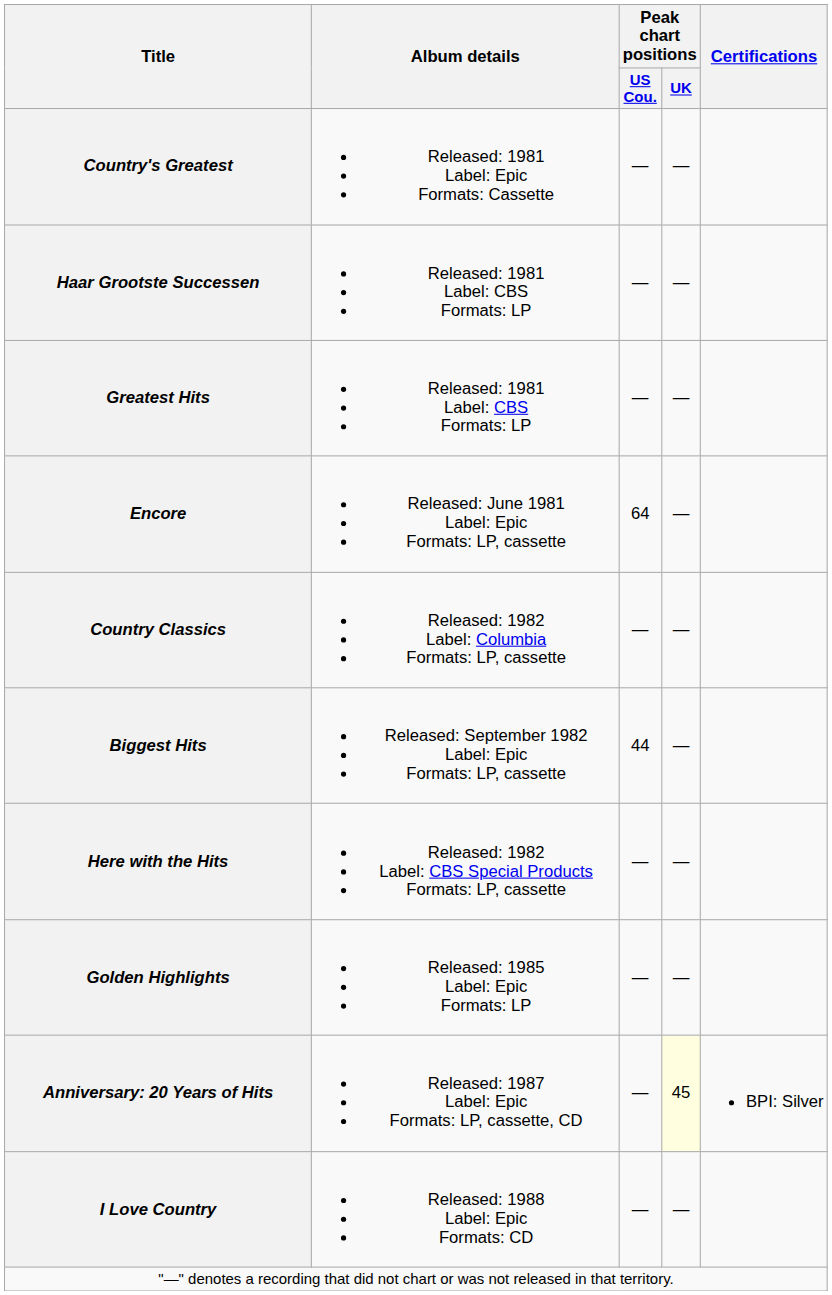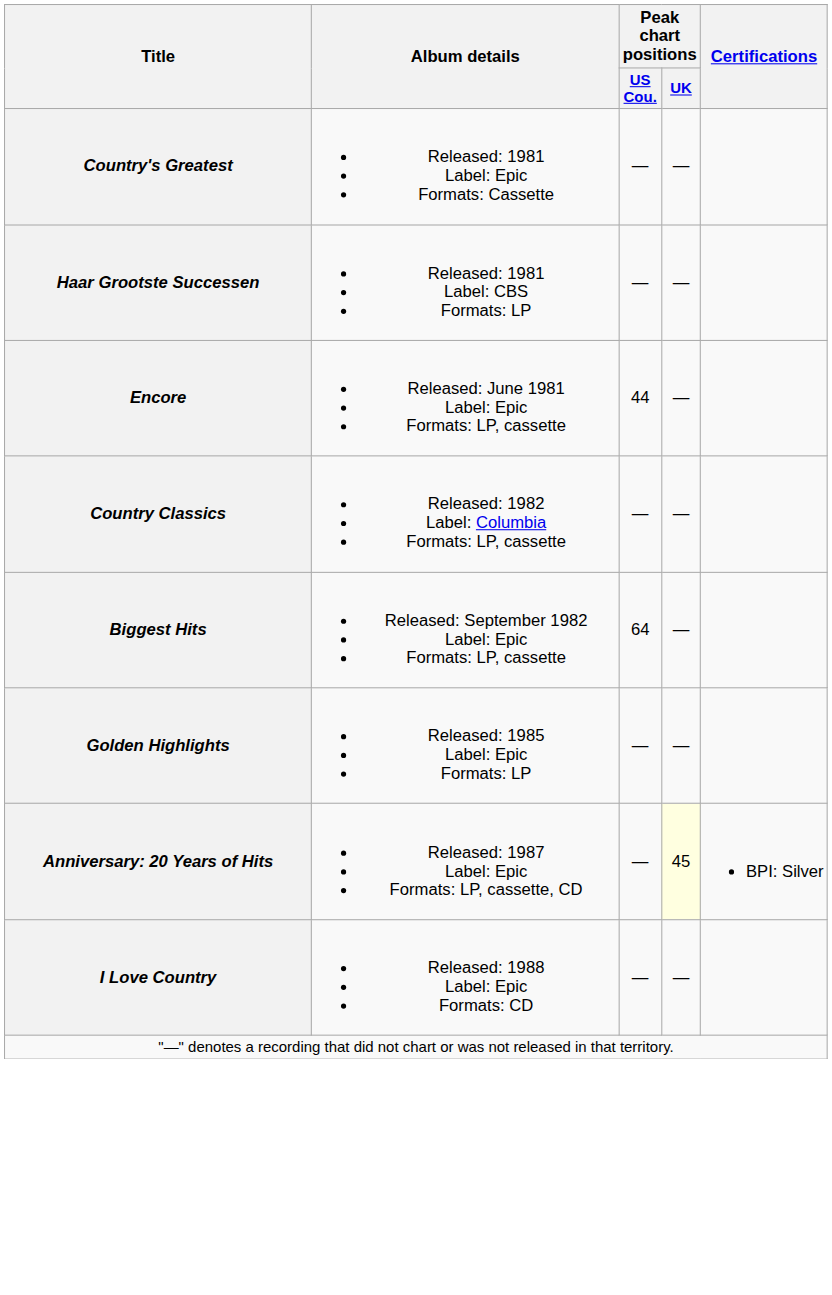- row: (158, 398)
(640, 514) 64 -> (640, 398) 44
(640, 745) 44 -> (640, 629) 64
- row: (158, 861)
